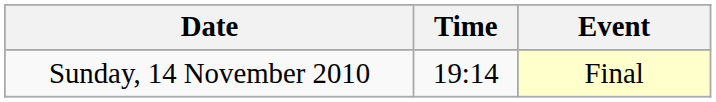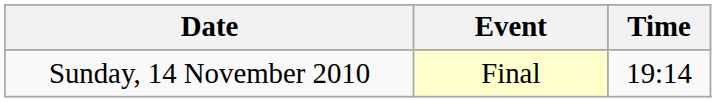columns swapped: (466, 27) <-> (614, 27)
